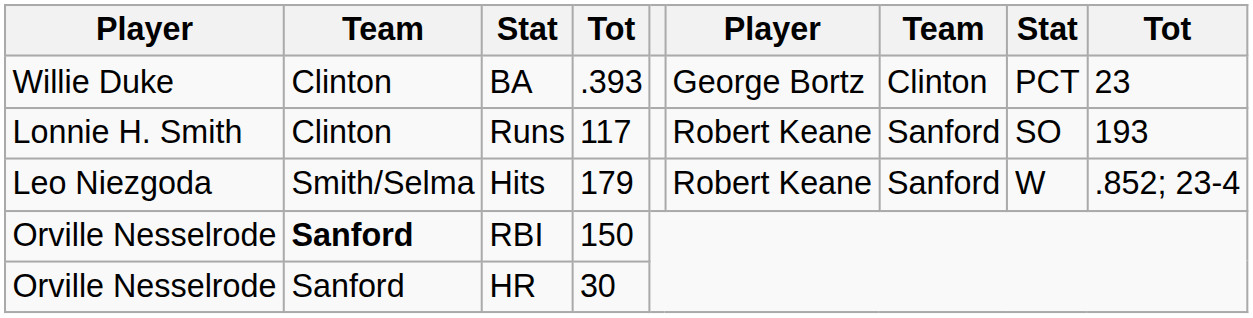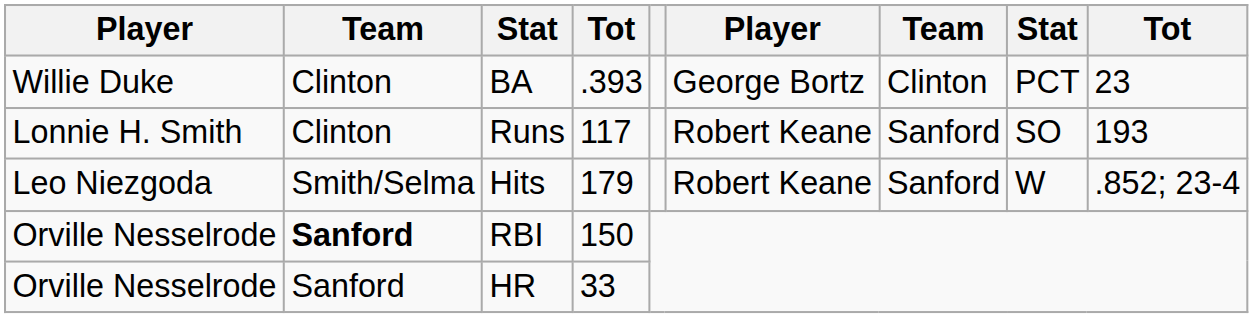(598, 286) 30 -> (598, 286) 33
